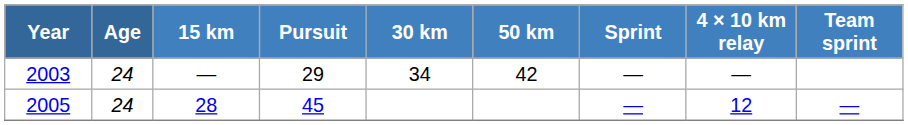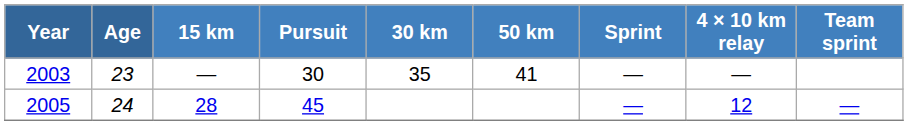(122, 74) 24 -> (122, 74) 23
(313, 74) 29 -> (313, 74) 30
(420, 74) 34 -> (420, 74) 35
(526, 74) 42 -> (526, 74) 41
